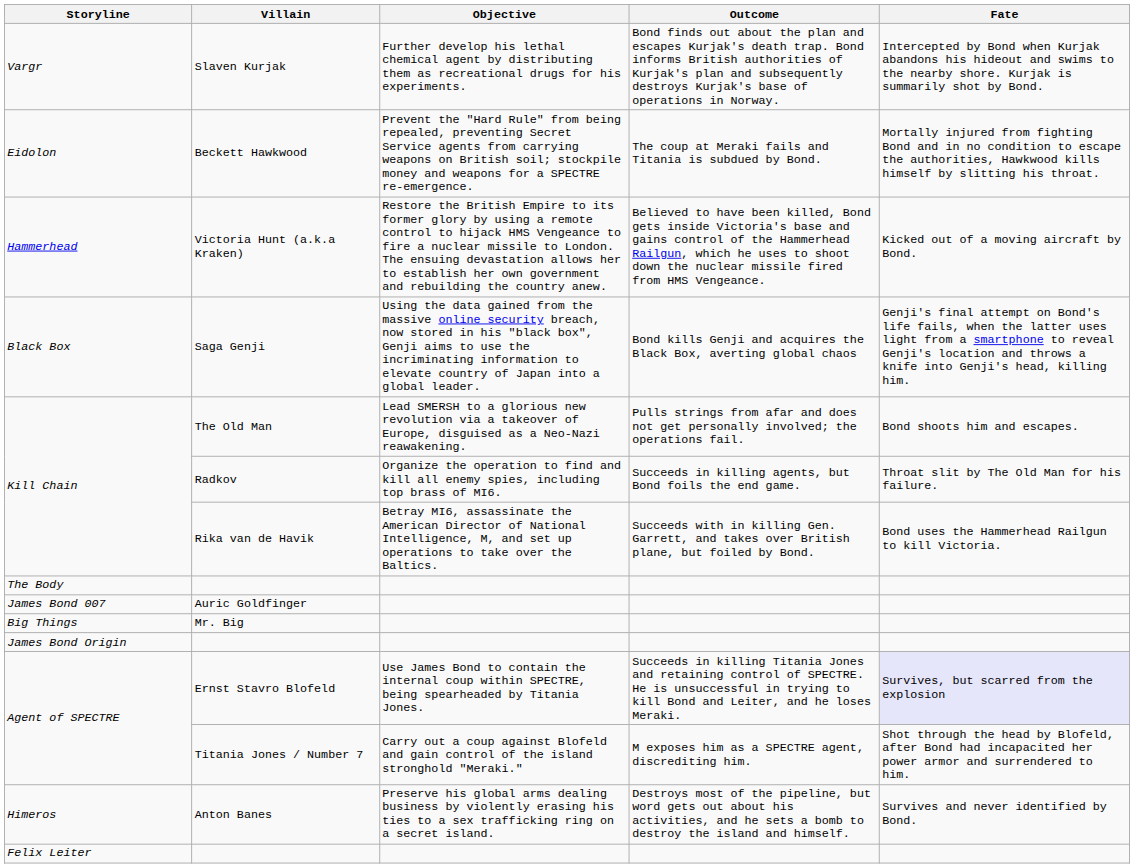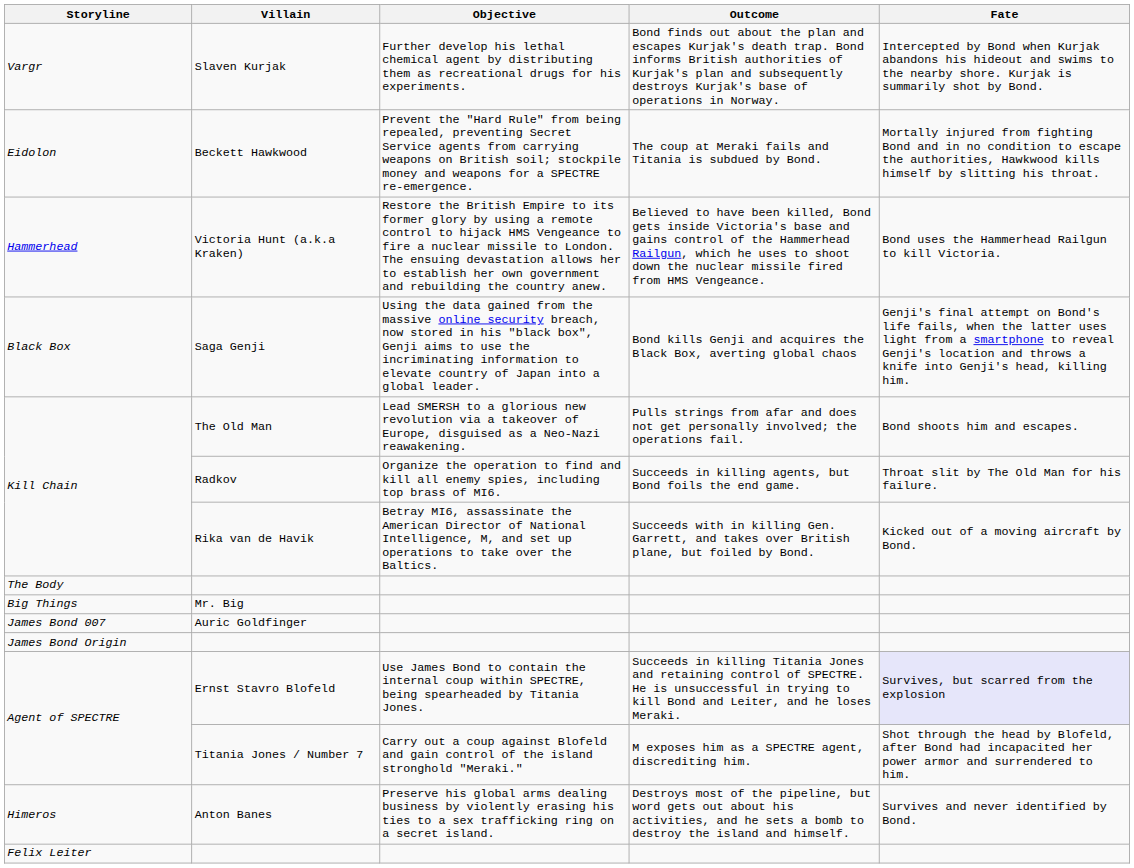(1002, 247) Kicked out of a moving aircraft by Bond. -> (995, 247) Bond uses the Hammerhead Railgun to kill Victoria.
(995, 539) Bond uses the Hammerhead Railgun to kill Victoria. -> (1002, 539) Kicked out of a moving aircraft by Bond.
rows swapped: (56, 604) <-> (42, 623)
